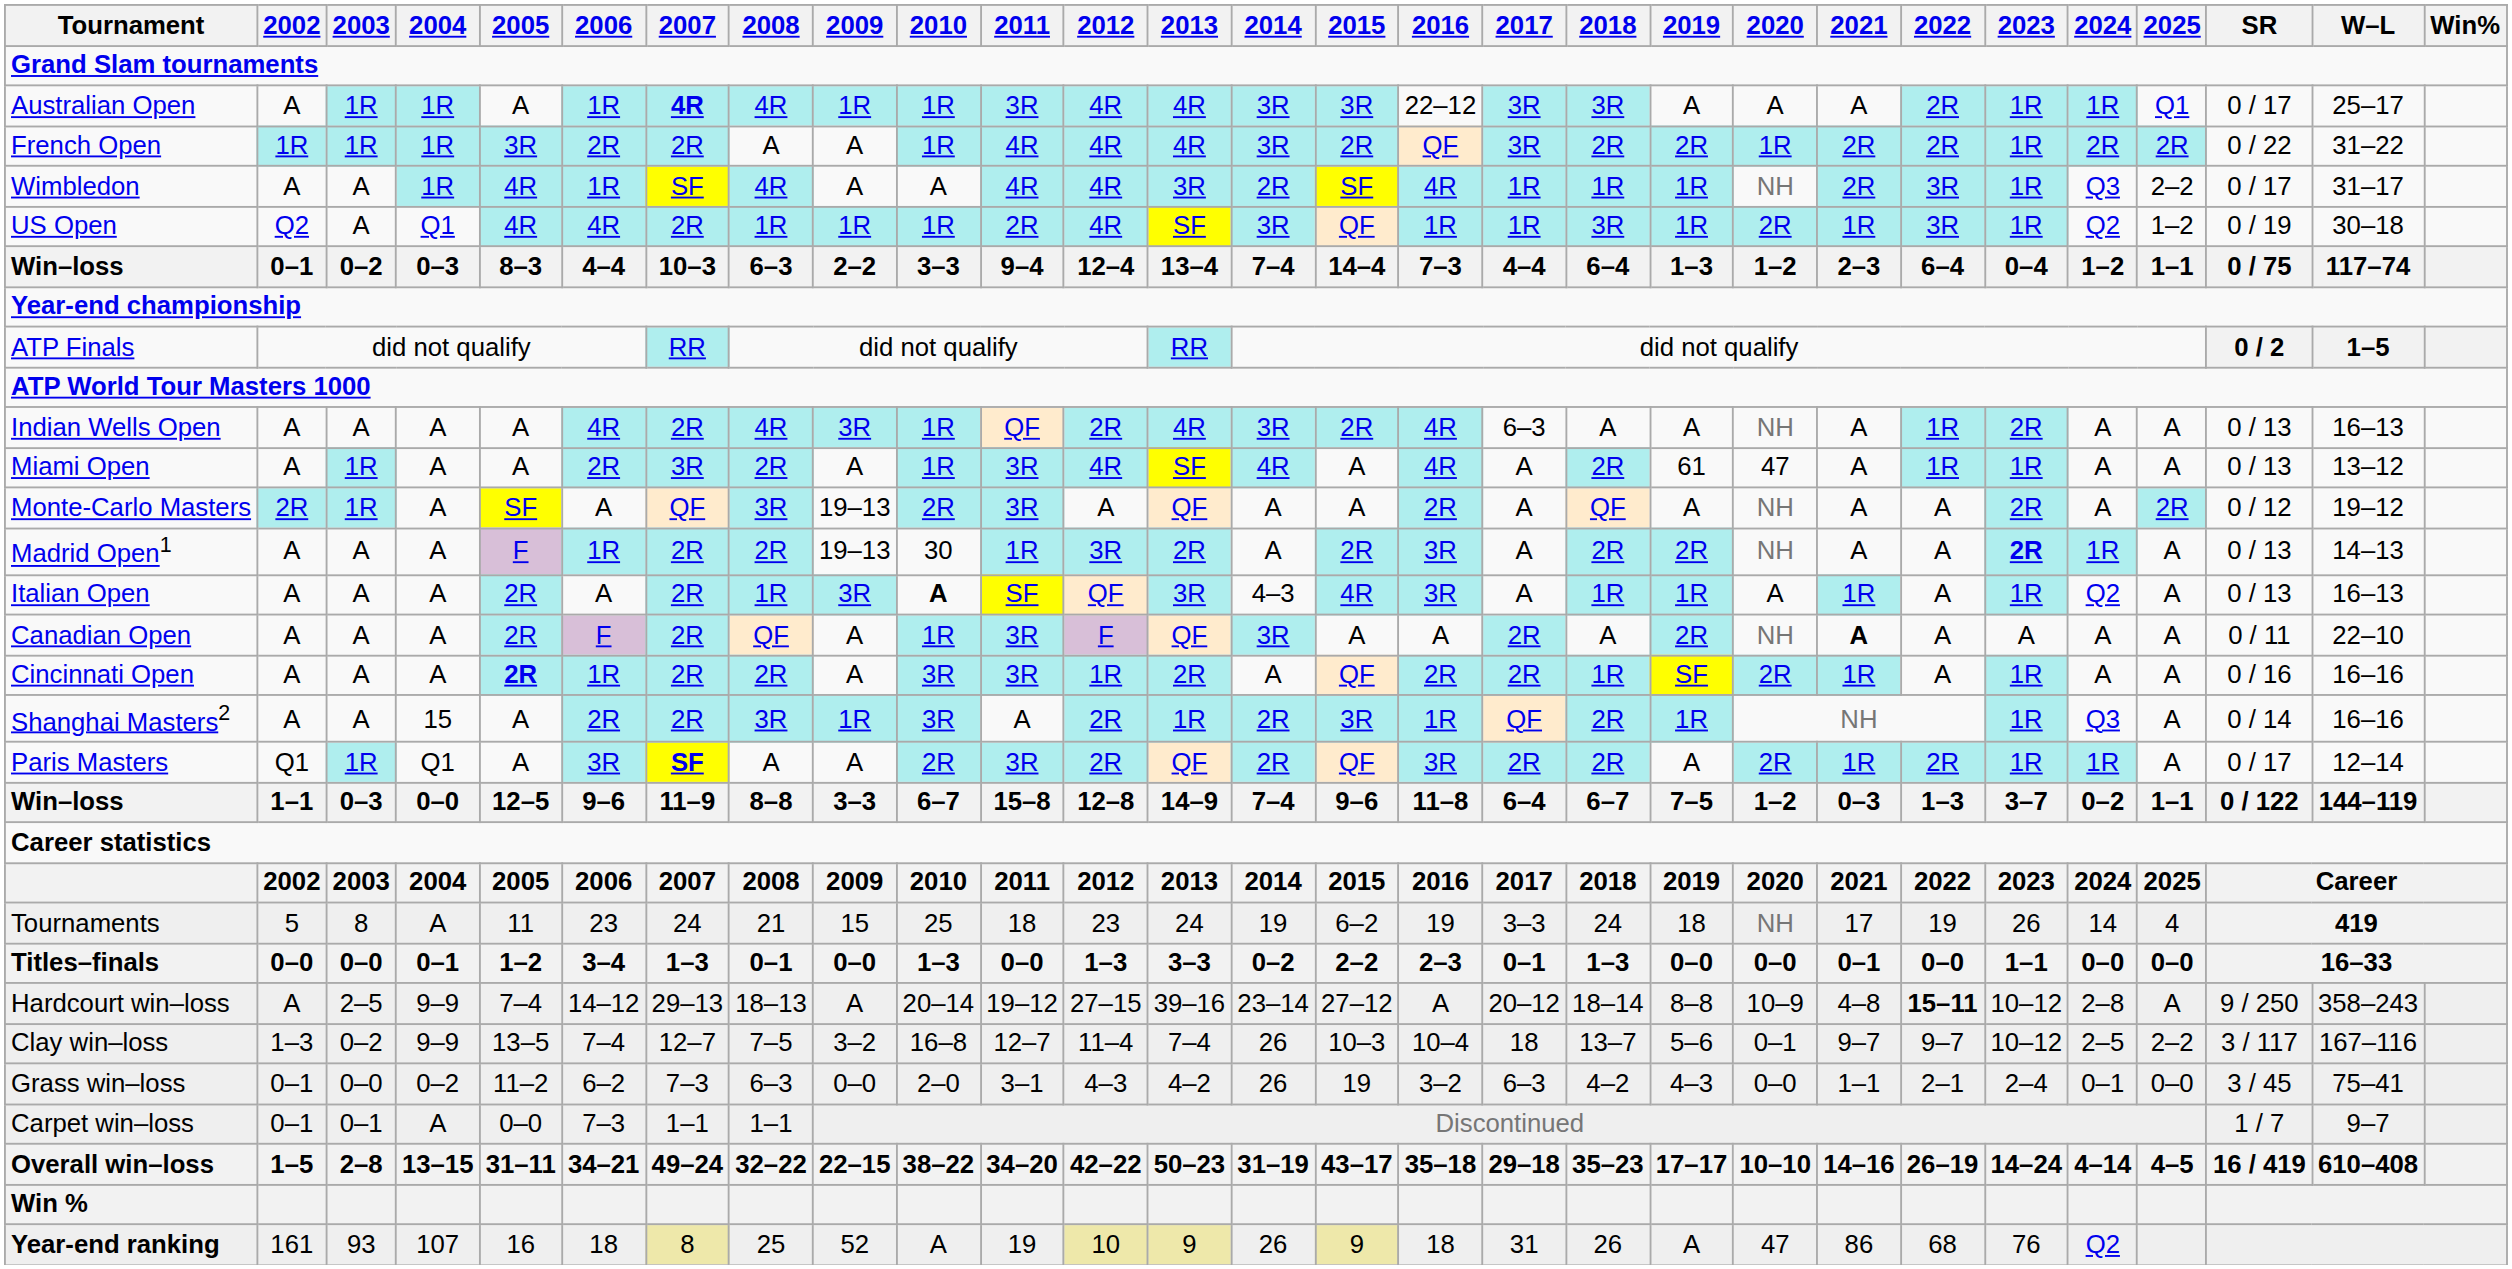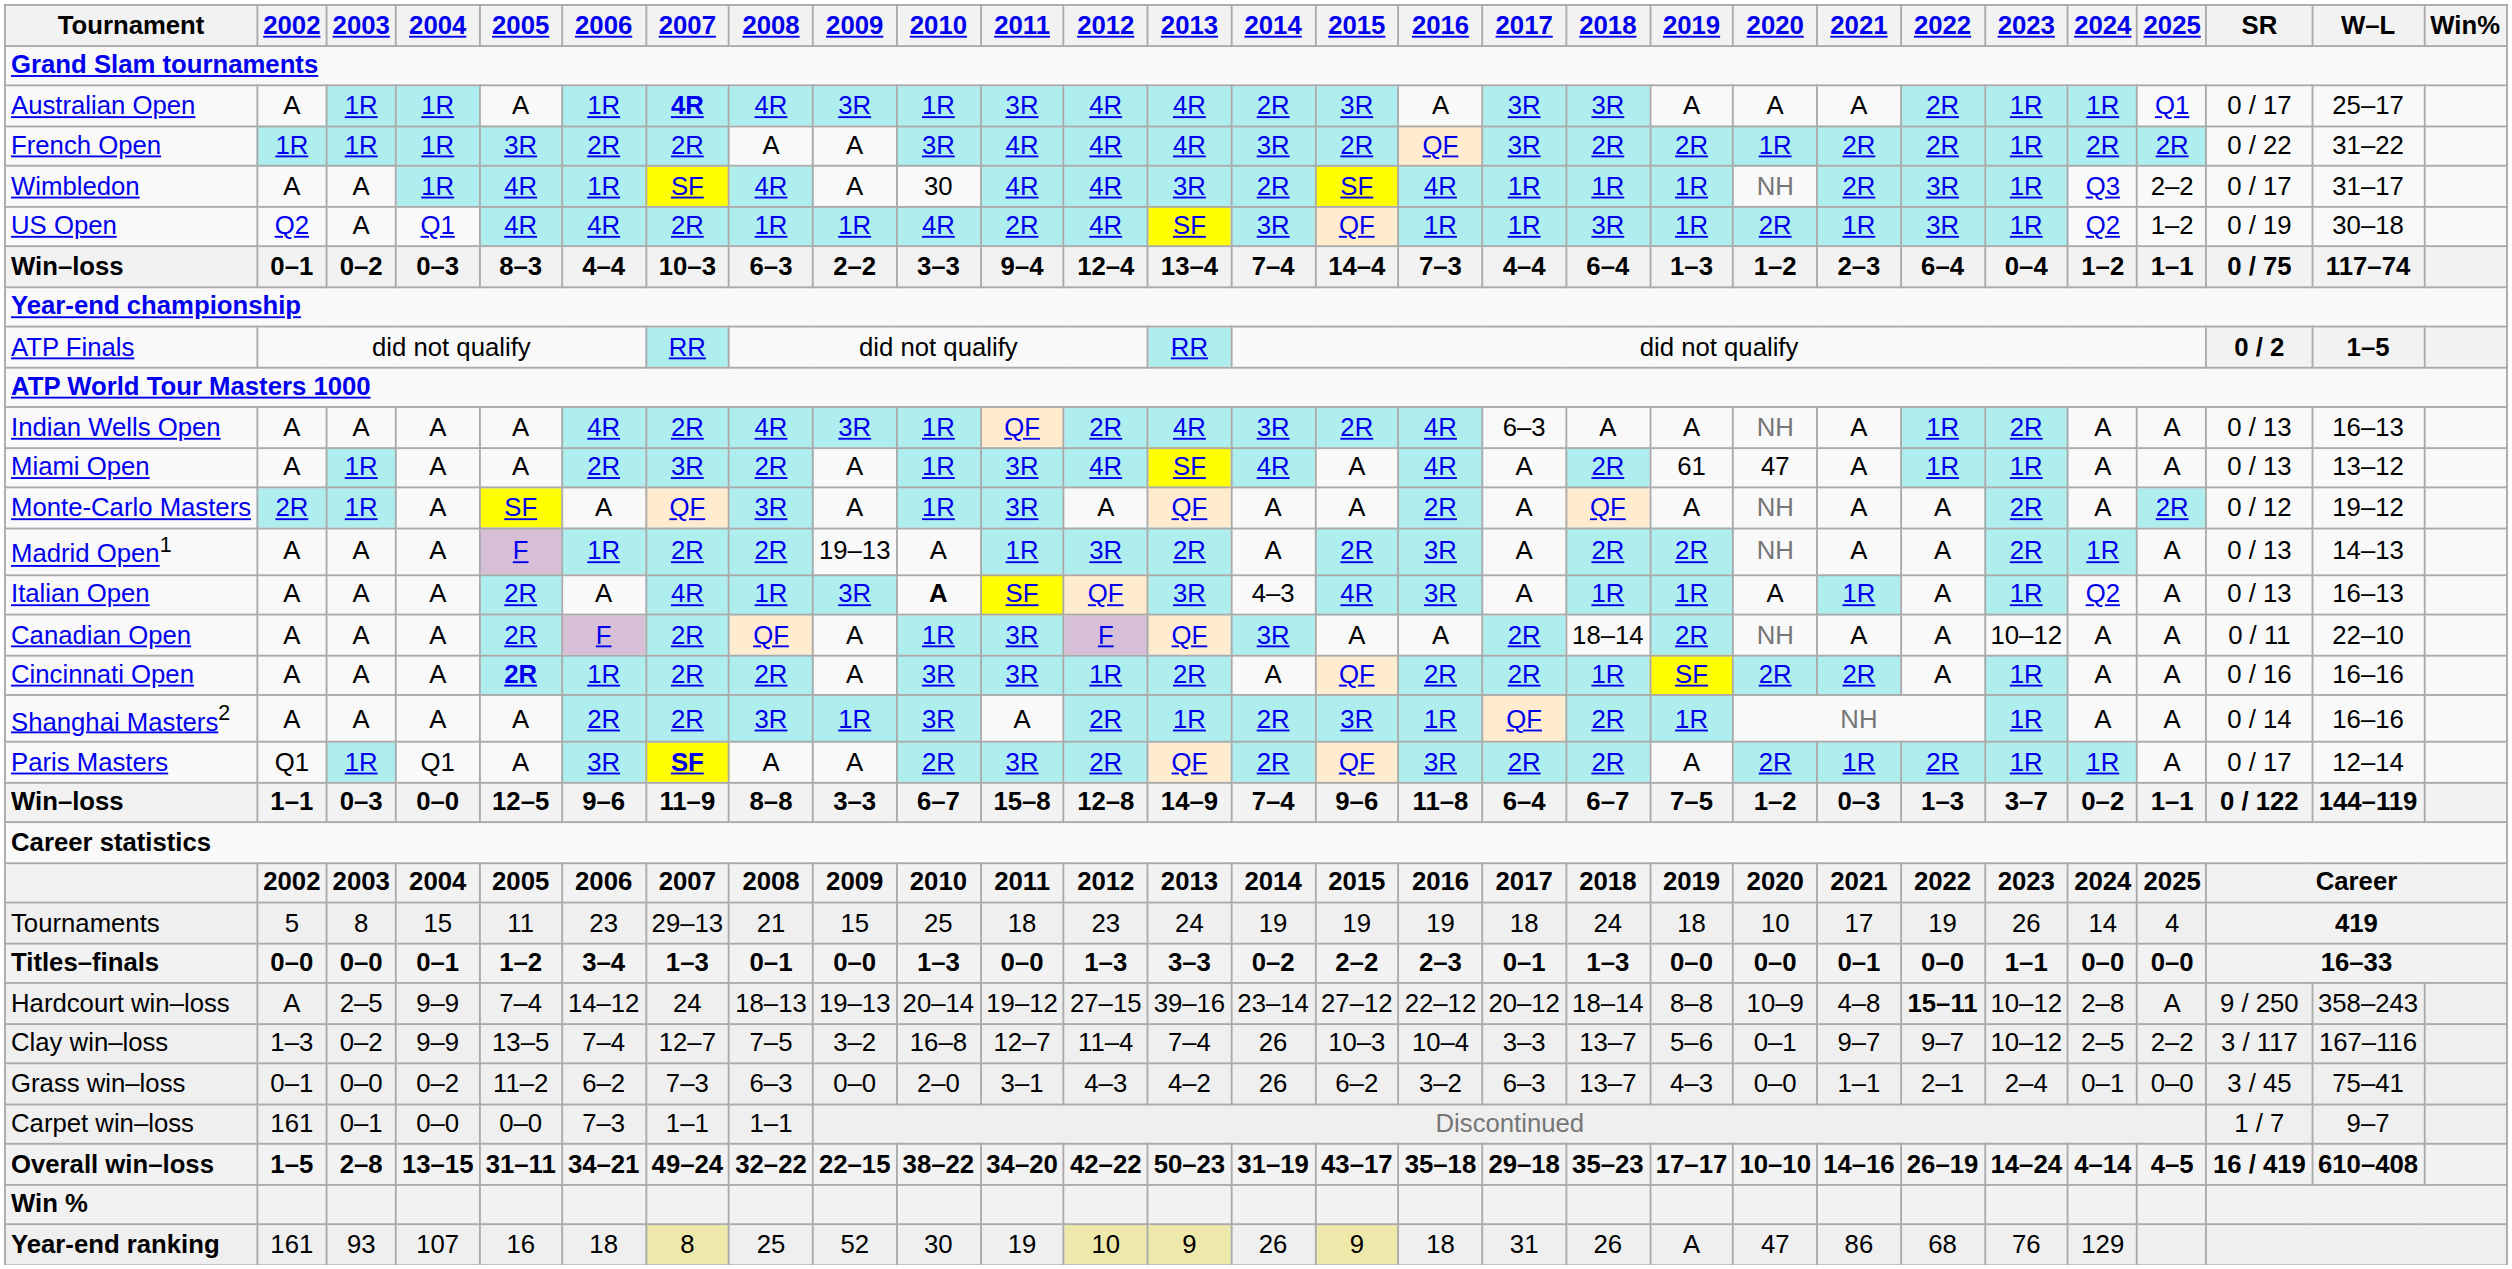(855, 105) 1R -> (855, 105) 3R
(1273, 105) 3R -> (1273, 105) 2R
(1440, 105) 22–12 -> (1440, 105) A
(938, 145) 1R -> (938, 145) 3R
(938, 186) A -> (938, 186) 30
(938, 226) 1R -> (938, 226) 4R
(855, 507) 19–13 -> (855, 507) A
(938, 507) 2R -> (938, 507) 1R
(938, 551) 30 -> (938, 551) A
(2026, 551) bold -> (2026, 551) normal
(687, 594) 2R -> (687, 594) 4R
(1608, 635) A -> (1608, 635) 18–14
(1859, 635) bold -> (1859, 635) normal
(2026, 635) A -> (2026, 635) 10–12
(1859, 675) 1R -> (1859, 675) 2R
(438, 718) 15 -> (438, 718) A
(2103, 718) Q3 -> (2103, 718) A
(438, 923) A -> (438, 923) 15
(687, 923) 24 -> (687, 923) 29–13
(1357, 923) 6–2 -> (1357, 923) 19
(1524, 923) 3–3 -> (1524, 923) 18
(1775, 923) NH -> (1775, 923) 10
(687, 1003) 29–13 -> (687, 1003) 24
(855, 1003) A -> (855, 1003) 19–13
(1440, 1003) A -> (1440, 1003) 22–12
(1524, 1043) 18 -> (1524, 1043) 3–3
(1357, 1083) 19 -> (1357, 1083) 6–2
(1608, 1083) 4–2 -> (1608, 1083) 13–7
(292, 1124) 0–1 -> (292, 1124) 161
(438, 1124) A -> (438, 1124) 0–0
(938, 1244) A -> (938, 1244) 30
(2103, 1244) Q2 -> (2103, 1244) 129
